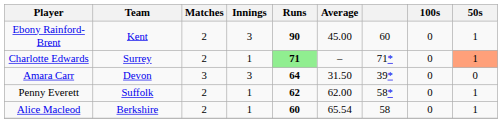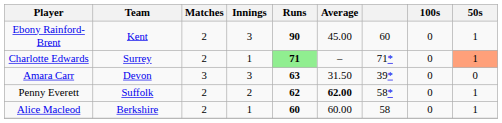(295, 76) 64 -> (295, 76) 63
(249, 93) 1 -> (249, 93) 2
(340, 93) normal -> (340, 93) bold
(340, 110) 65.54 -> (340, 110) 60.00
